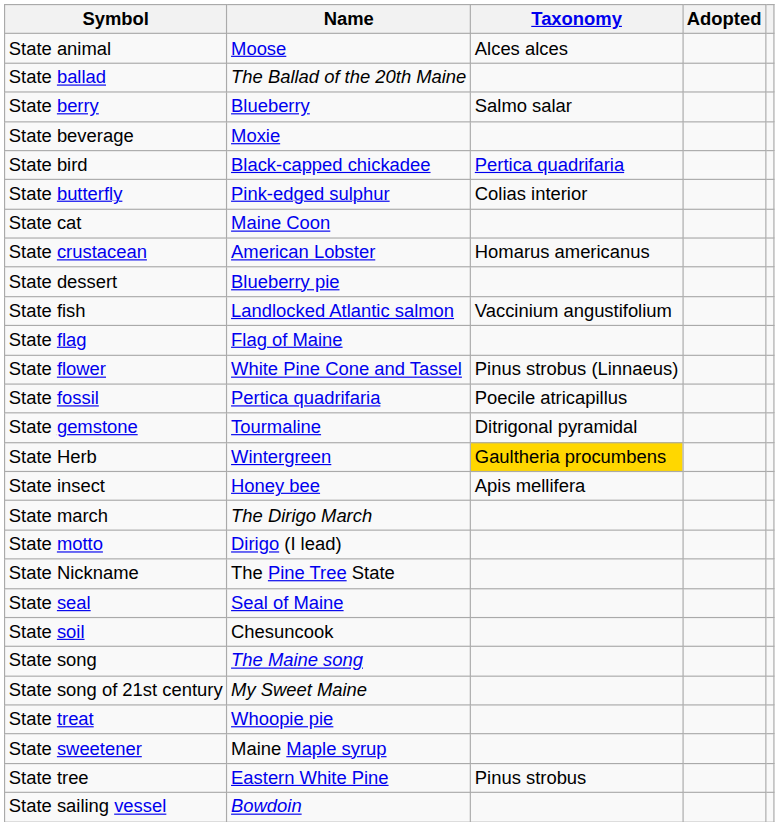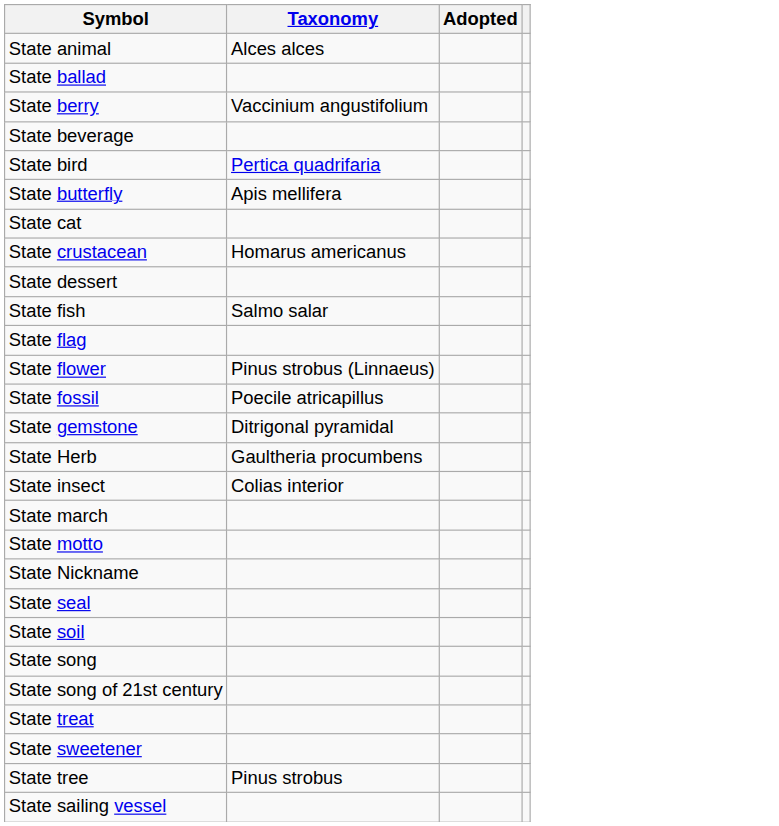- column: (349, 19)
(523, 106) Salmo salar -> (330, 106) Vaccinium angustifolium
(531, 194) Colias interior -> (286, 194) Apis mellifera
(573, 310) Vaccinium angustifolium -> (280, 310) Salmo salar
(570, 456) gold background -> (327, 456) no background
(530, 485) Apis mellifera -> (287, 485) Colias interior
